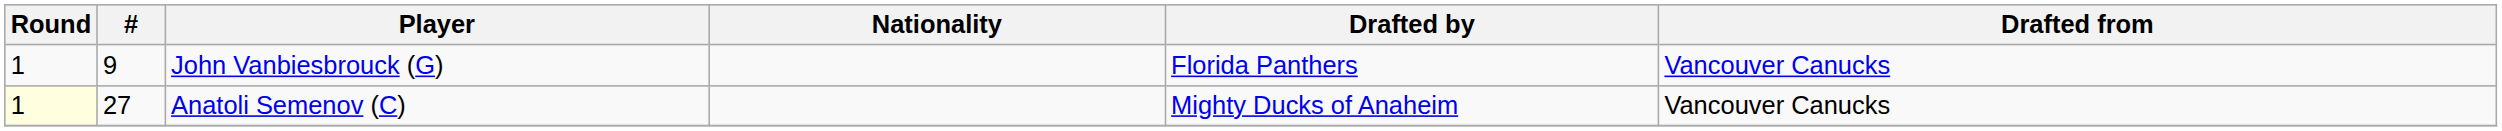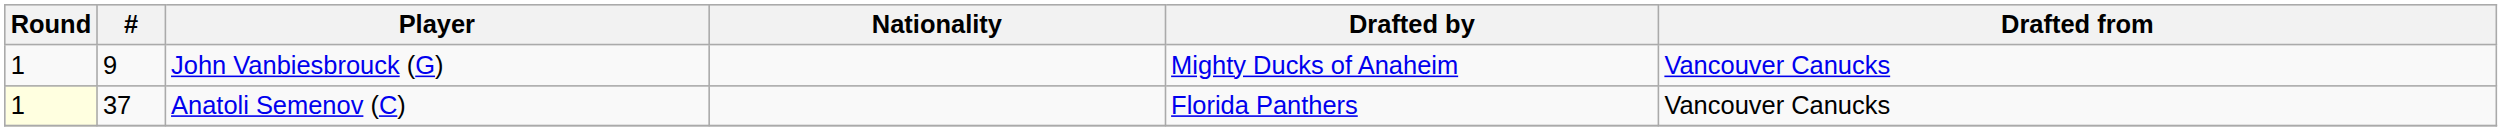(1264, 65) Florida Panthers -> (1315, 65) Mighty Ducks of Anaheim
(117, 105) 27 -> (117, 105) 37
(1315, 105) Mighty Ducks of Anaheim -> (1264, 105) Florida Panthers
